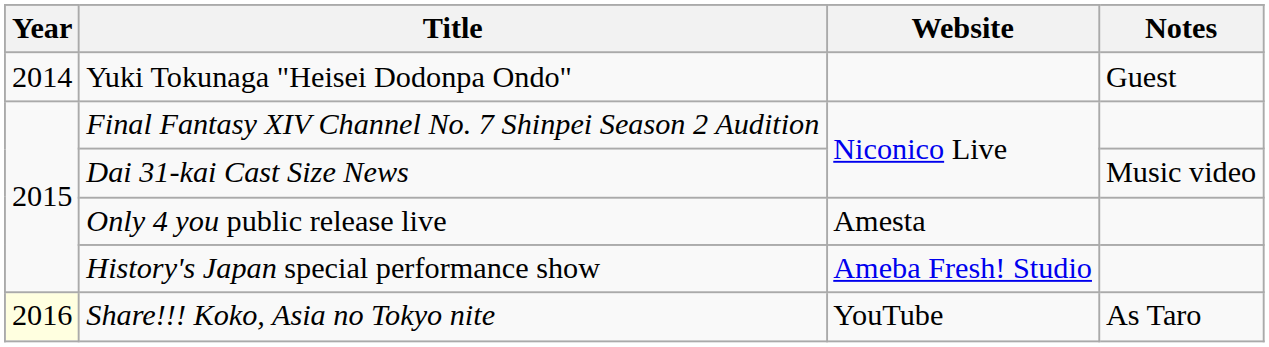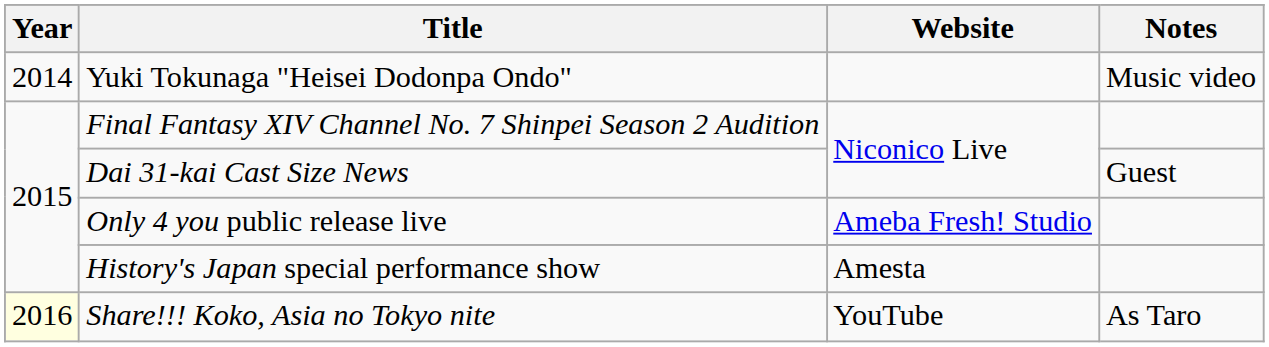(1141, 76) Guest -> (1181, 76) Music video
(1181, 172) Music video -> (1141, 172) Guest
(879, 220) Amesta -> (963, 220) Ameba Fresh! Studio
(963, 268) Ameba Fresh! Studio -> (879, 268) Amesta
